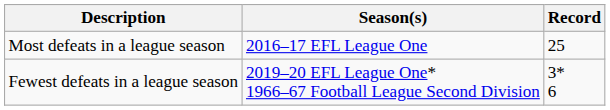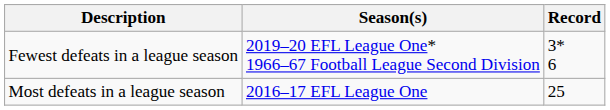rows swapped: (117, 45) <-> (123, 82)
